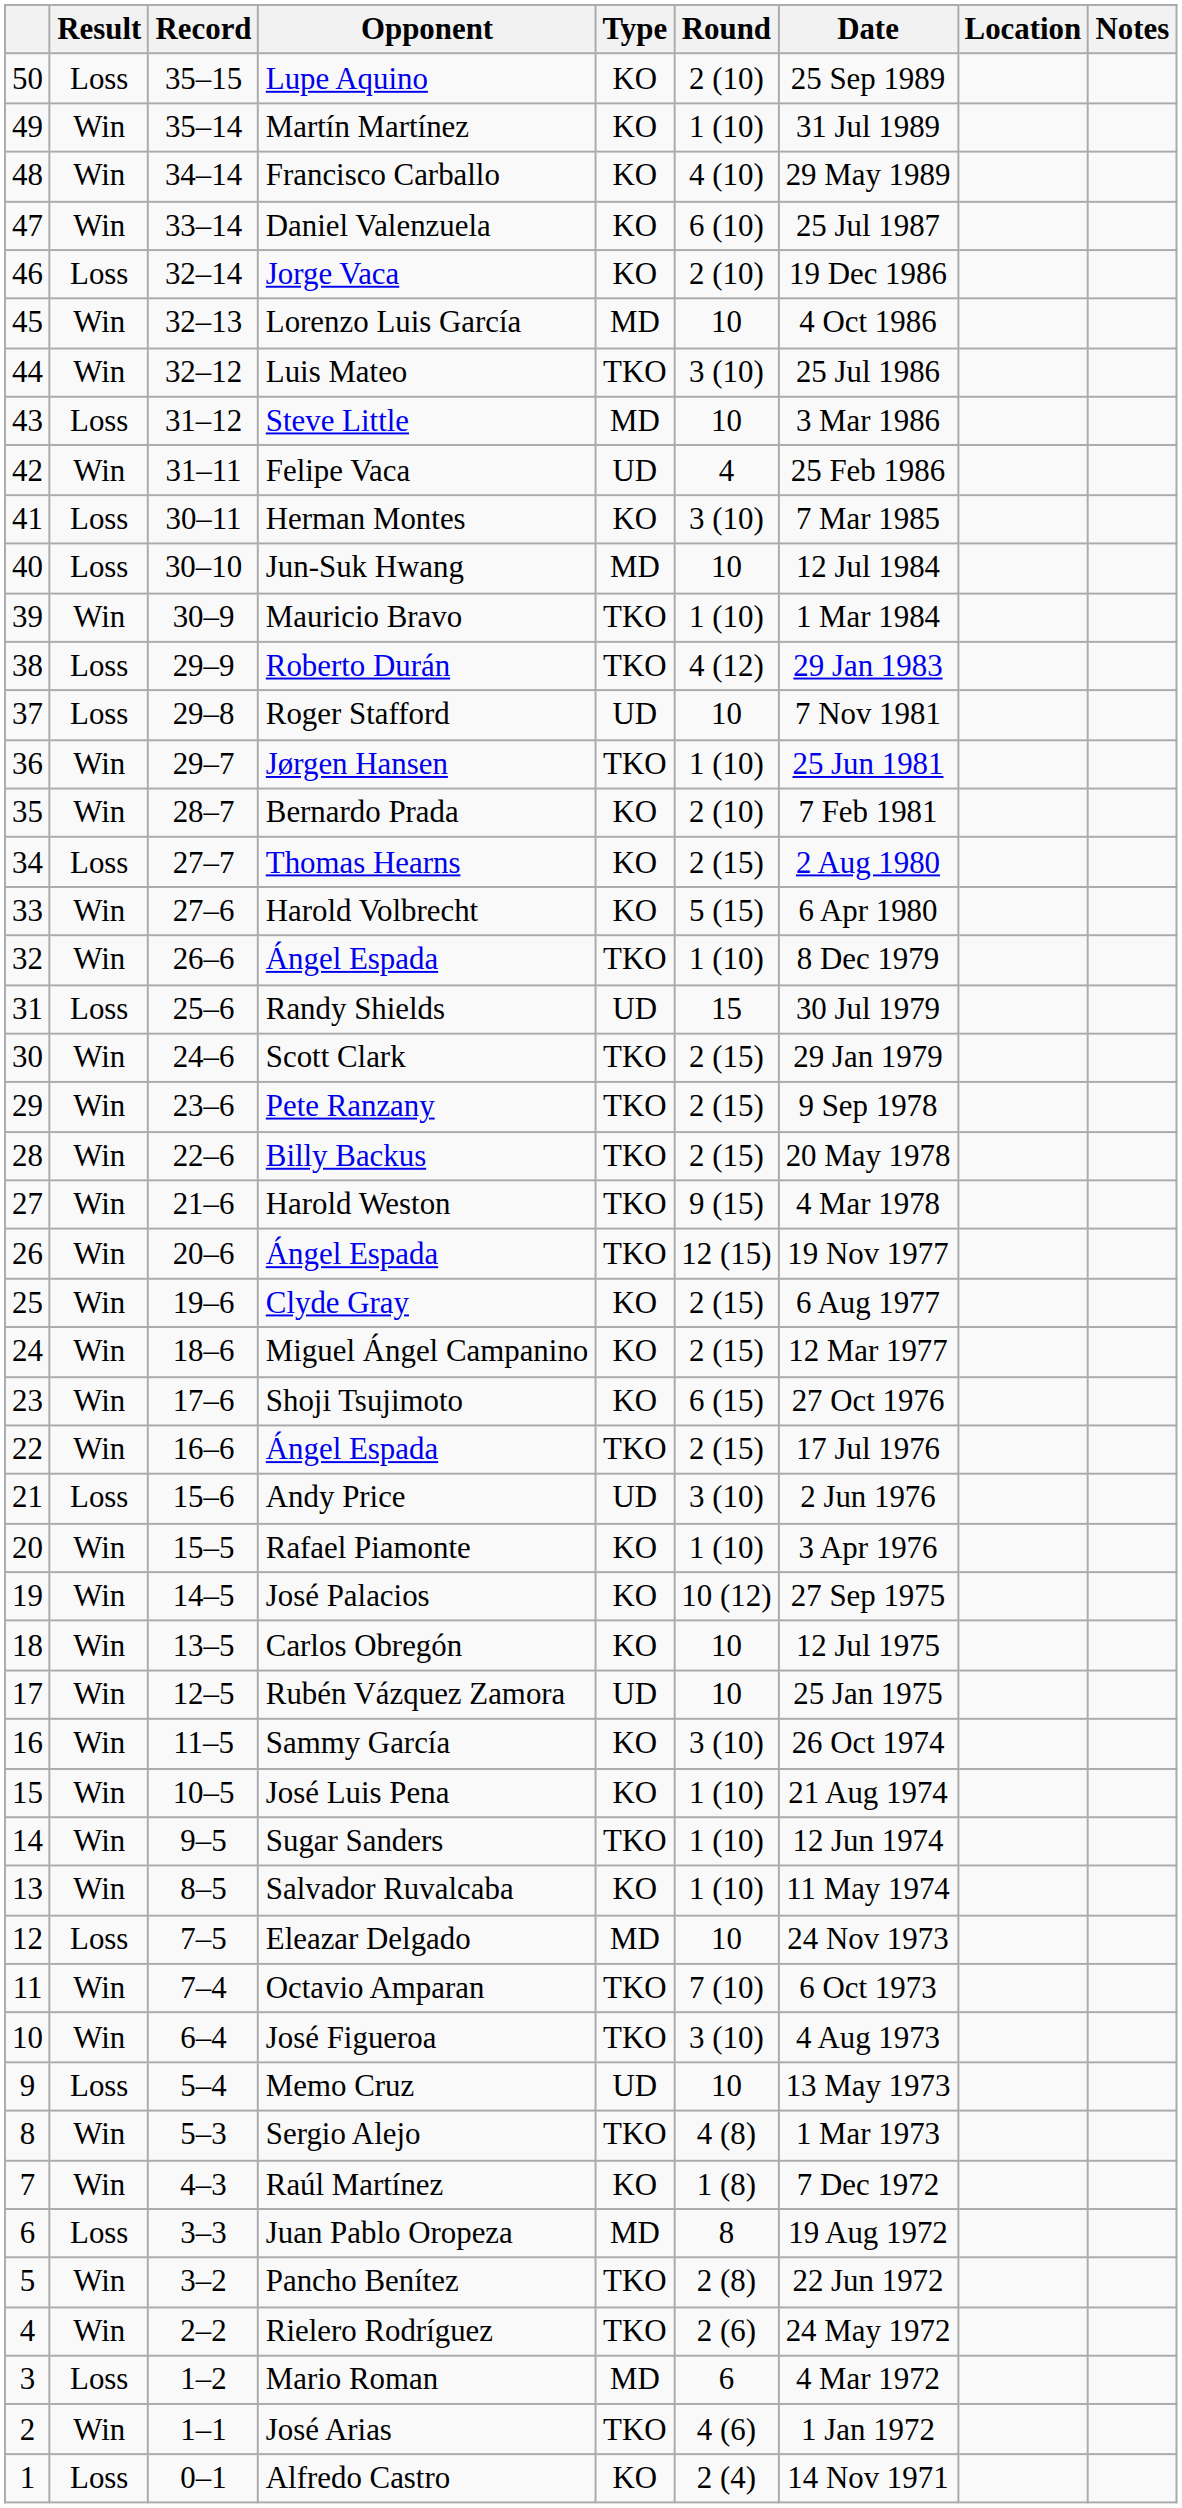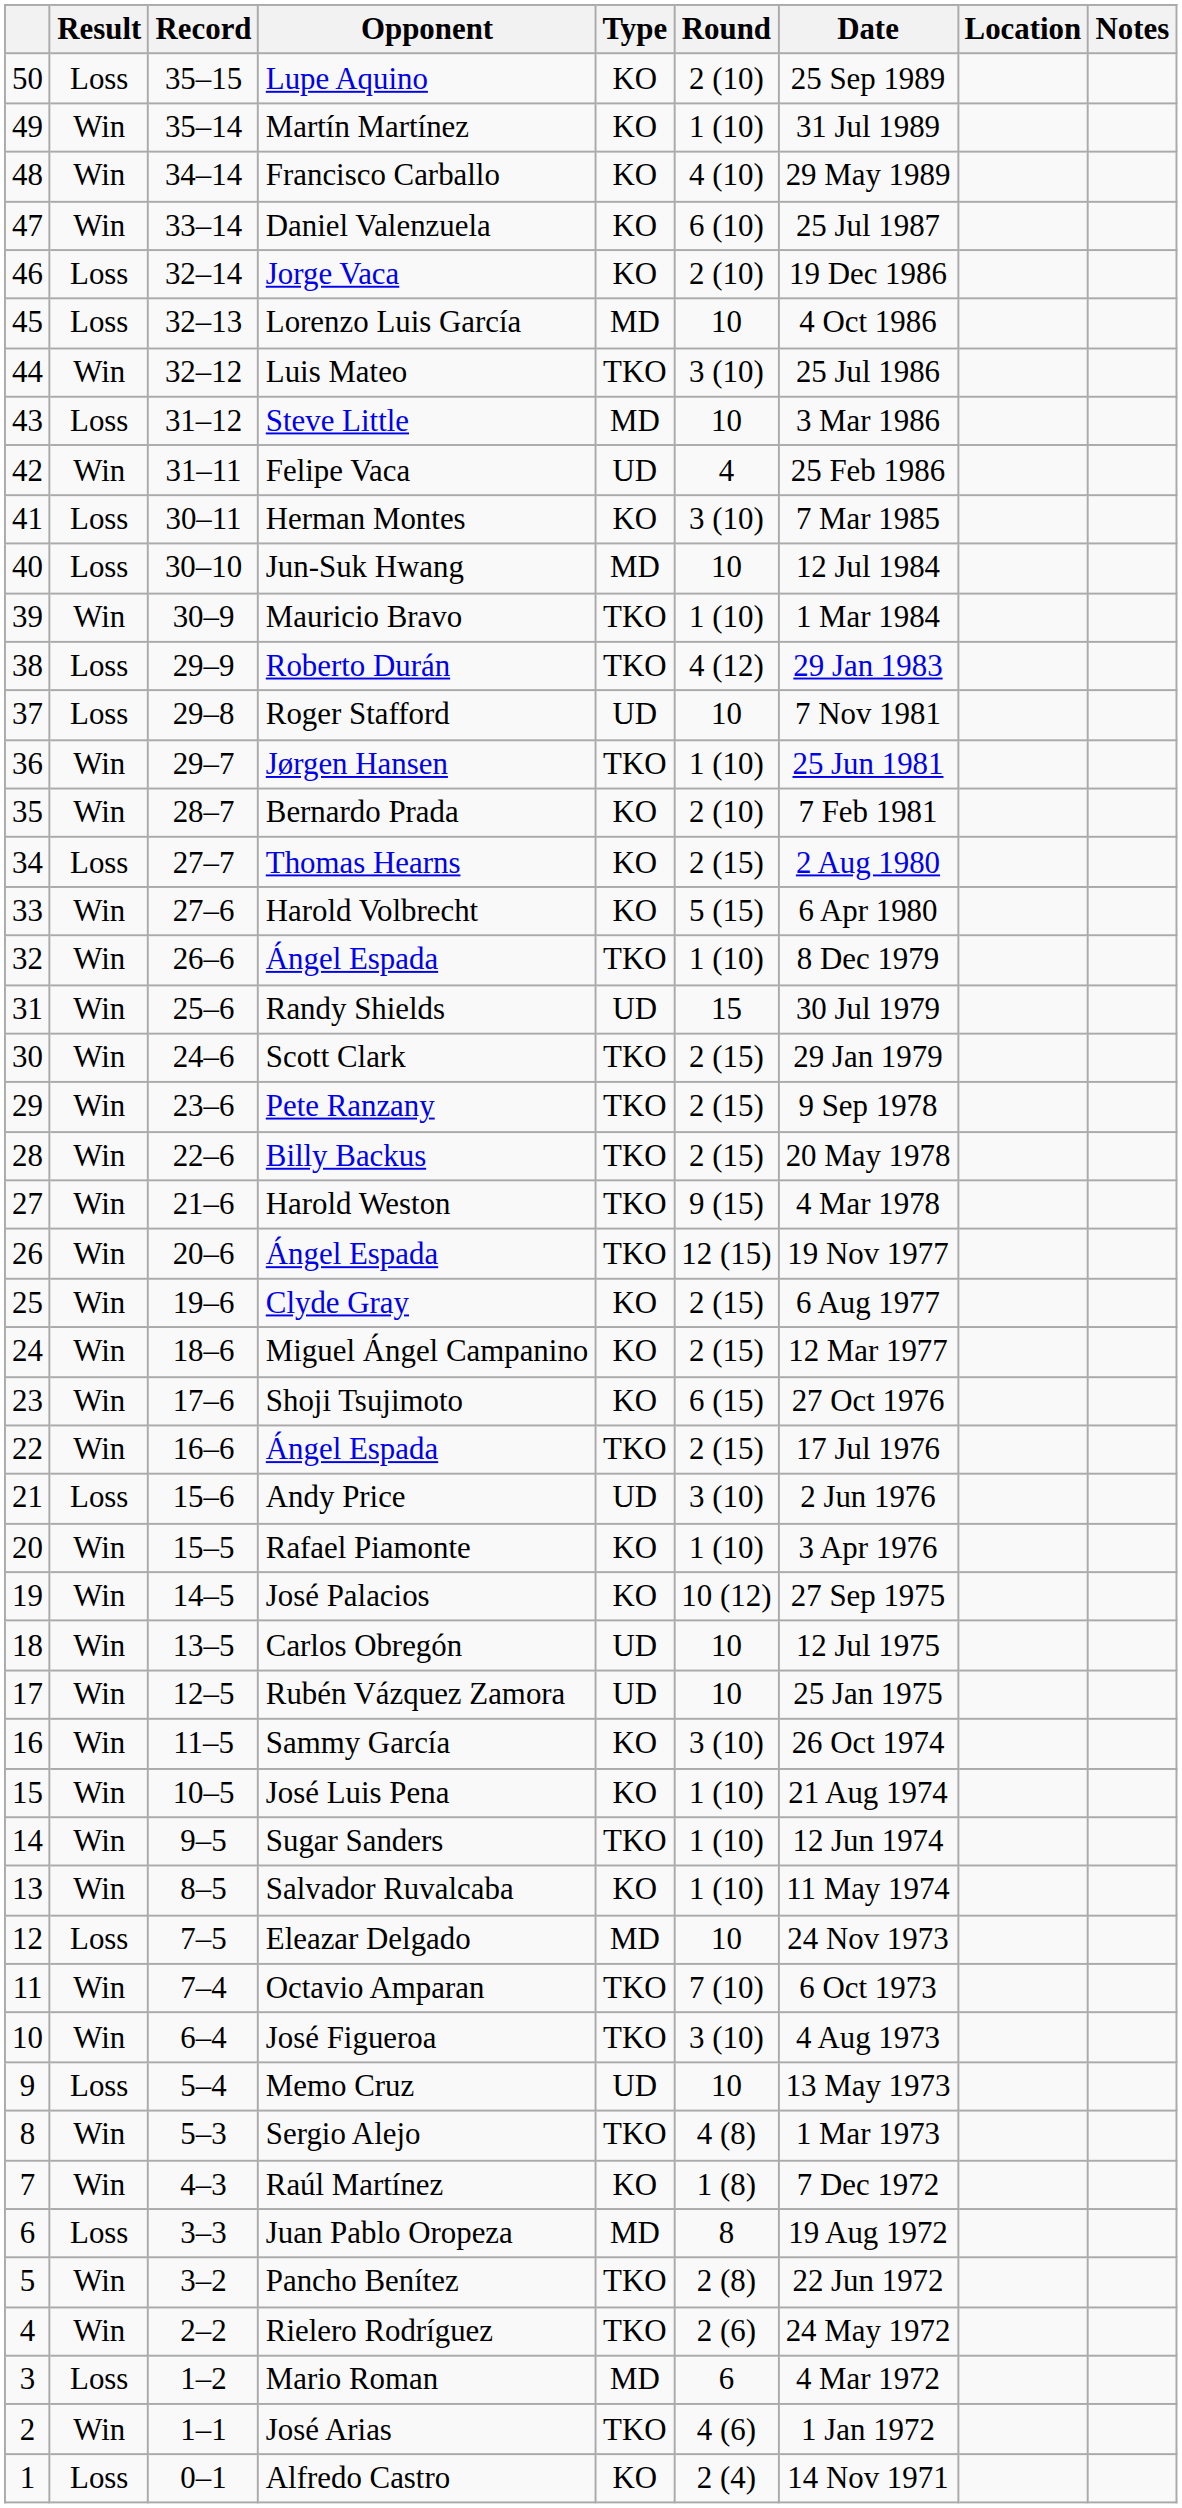(99, 322) Win -> (99, 322) Loss
(99, 1008) Loss -> (99, 1008) Win
(635, 1645) KO -> (635, 1645) UD
